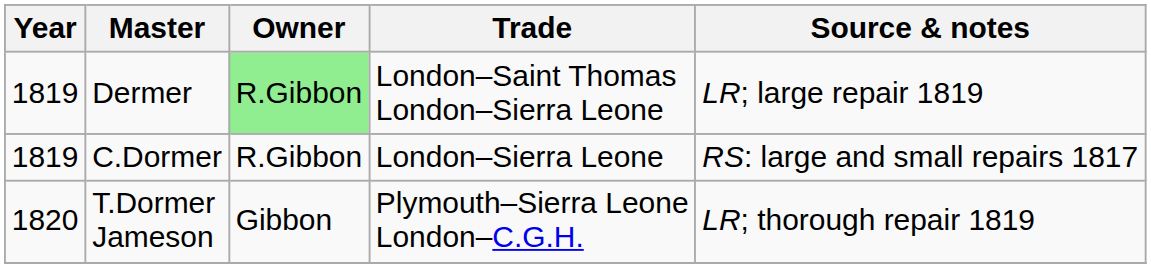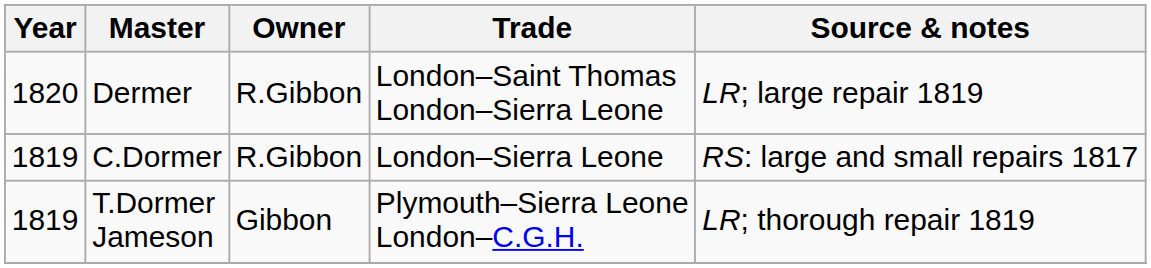(45, 92) 1819 -> (45, 92) 1820
(299, 92) lightgreen background -> (299, 92) no background
(45, 221) 1820 -> (45, 221) 1819
